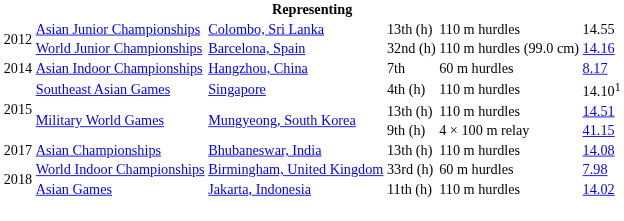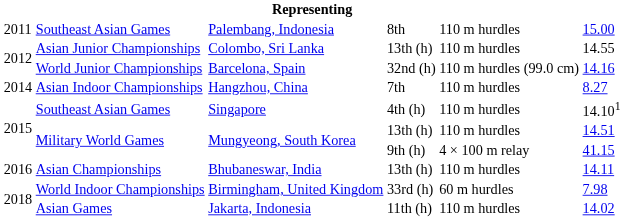+ row: (271, 29)
(476, 68) 60 m hurdles -> (480, 88) 110 m hurdles
(595, 68) 8.17 -> (595, 88) 8.27
(18, 150) 2017 -> (18, 170) 2016
(599, 150) 14.08 -> (598, 170) 14.11
